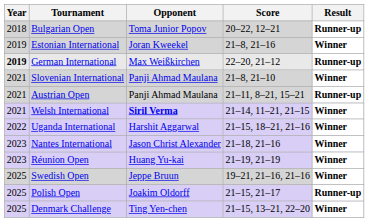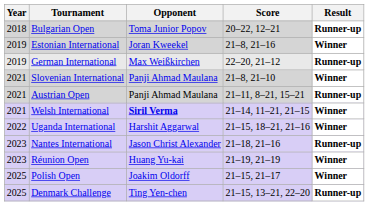(17, 62) bold -> (17, 62) normal
(331, 144) Winner -> (338, 144) Runner-up
- row: (60, 176)
(338, 193) Runner-up -> (331, 176) Winner
(331, 209) Winner -> (338, 193) Runner-up
